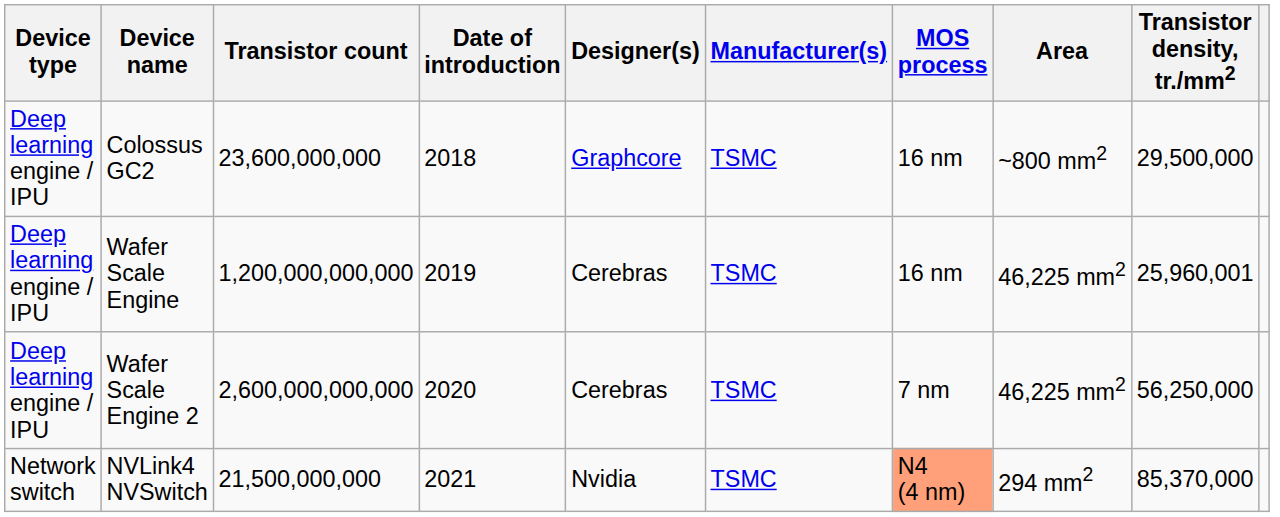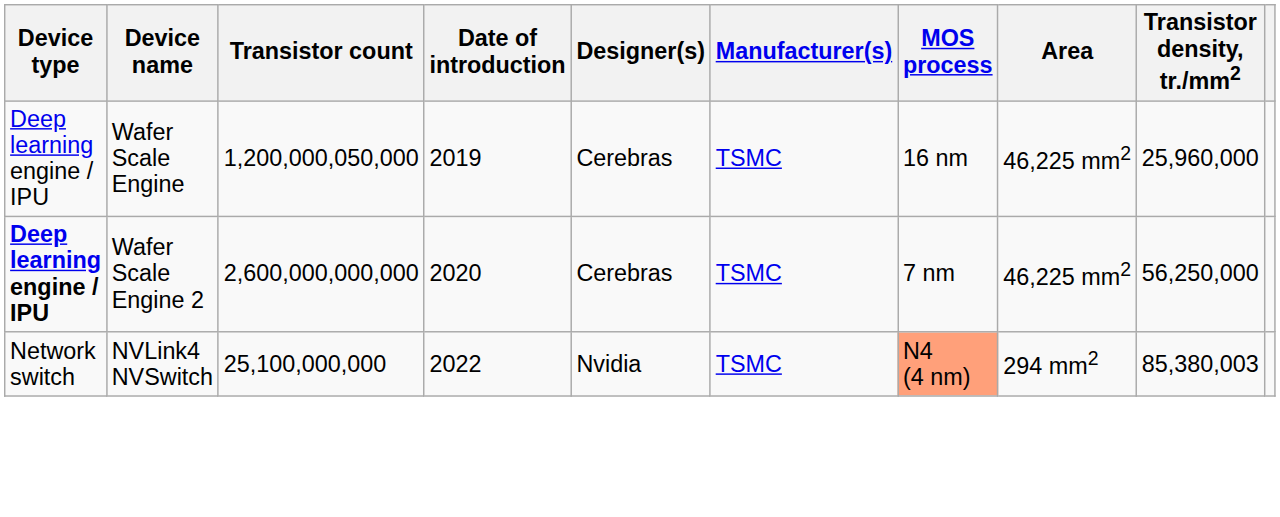- row: (155, 158)
(316, 274) 1,200,000,000,000 -> (321, 158) 1,200,000,050,000
(1195, 274) 25,960,001 -> (1200, 158) 25,960,000
(52, 390) normal -> (56, 274) bold
(300, 479) 21,500,000,000 -> (305, 363) 25,100,000,000
(450, 479) 2021 -> (455, 363) 2022
(1195, 479) 85,370,000 -> (1200, 363) 85,380,003
